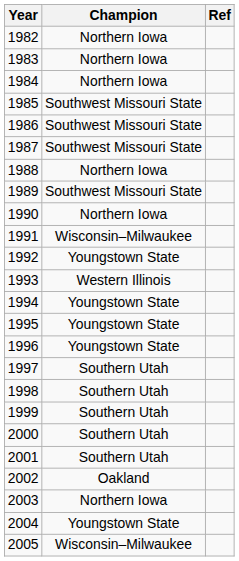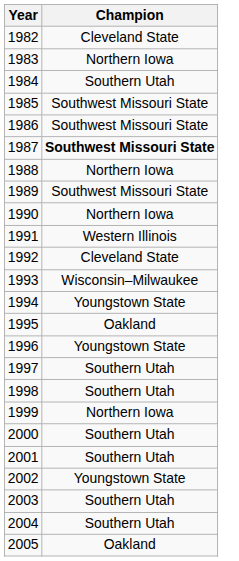- column: (220, 15)
(124, 37) Northern Iowa -> (130, 37) Cleveland State
(124, 81) Northern Iowa -> (130, 81) Southern Utah
(124, 147) normal -> (130, 147) bold
(124, 236) Wisconsin–Milwaukee -> (130, 236) Western Illinois
(124, 258) Youngstown State -> (130, 258) Cleveland State
(124, 280) Western Illinois -> (130, 280) Wisconsin–Milwaukee
(124, 324) Youngstown State -> (130, 324) Oakland
(124, 412) Southern Utah -> (130, 412) Northern Iowa
(124, 479) Oakland -> (130, 479) Youngstown State
(124, 501) Northern Iowa -> (130, 501) Southern Utah
(124, 523) Youngstown State -> (130, 523) Southern Utah
(124, 545) Wisconsin–Milwaukee -> (130, 545) Oakland
